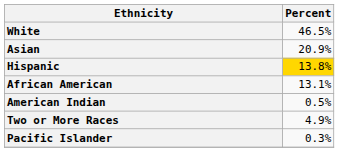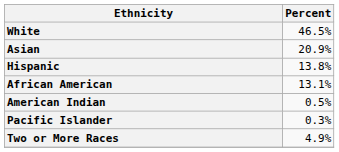(315, 67) gold background -> (315, 67) no background
rows swapped: (60, 138) <-> (63, 120)
